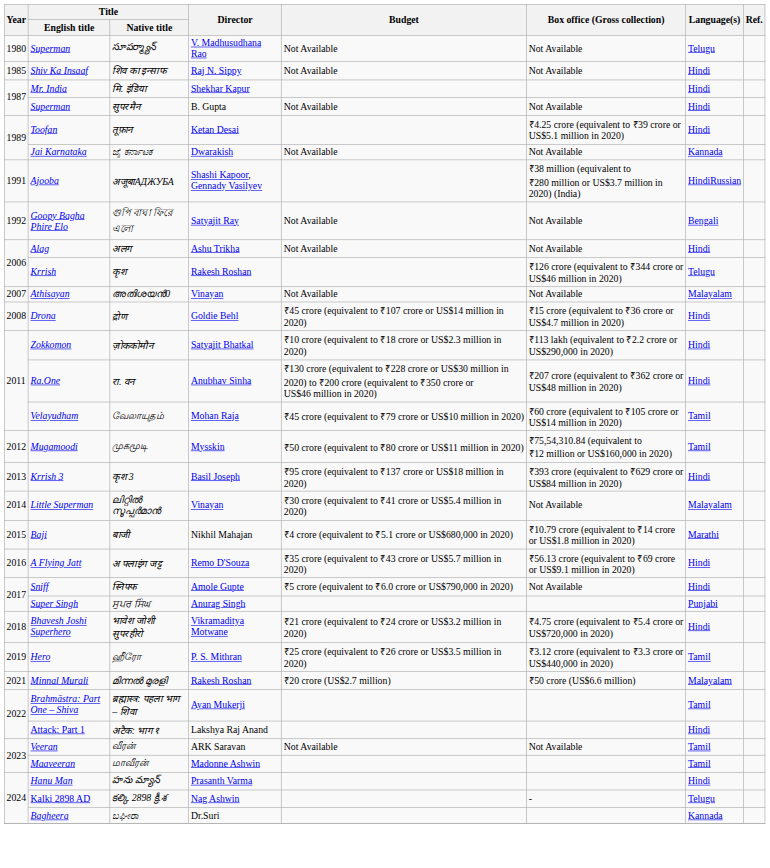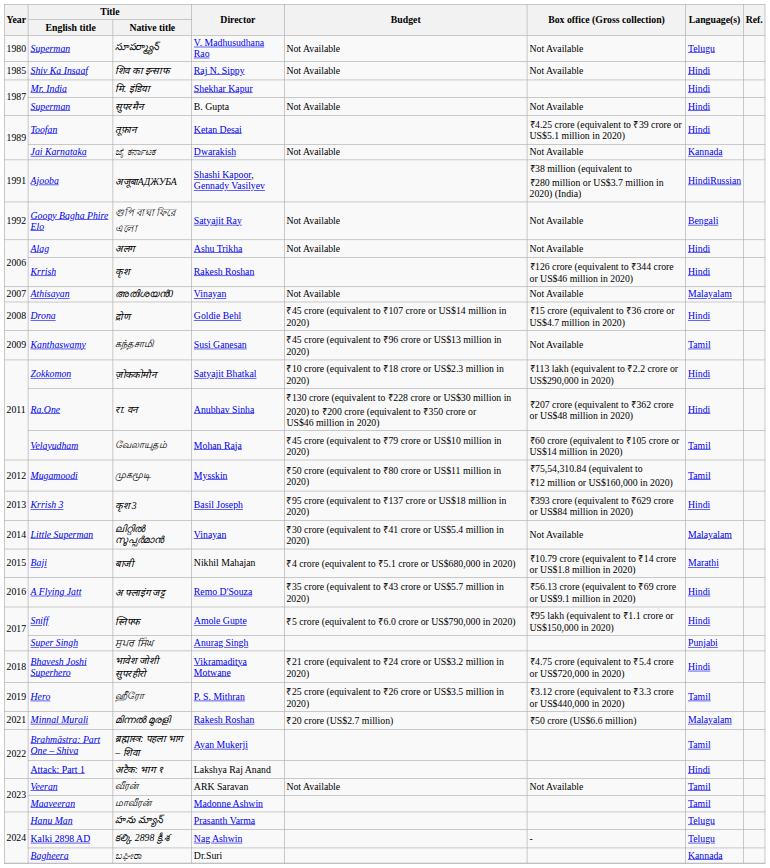(701, 272) Telugu -> (699, 272) Hindi
+ row: (134, 344)
(556, 587) Not Available -> (602, 622) ₹95 lakh (equivalent to ₹1.1 crore or US$150,000 in 2020)
(699, 781) Hindi -> (701, 821) Telugu
